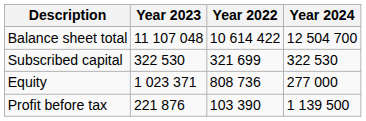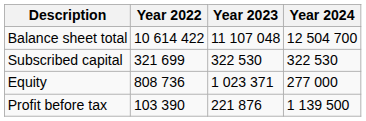columns swapped: (245, 15) <-> (169, 15)
